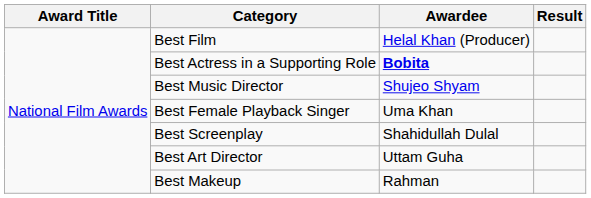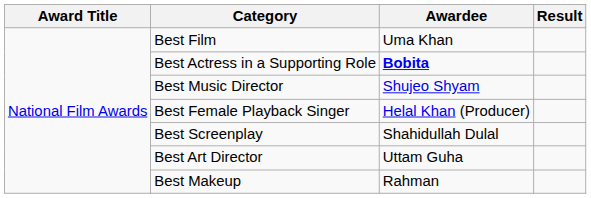(456, 39) Helal Khan (Producer) -> (418, 39) Uma Khan
(418, 110) Uma Khan -> (456, 110) Helal Khan (Producer)
